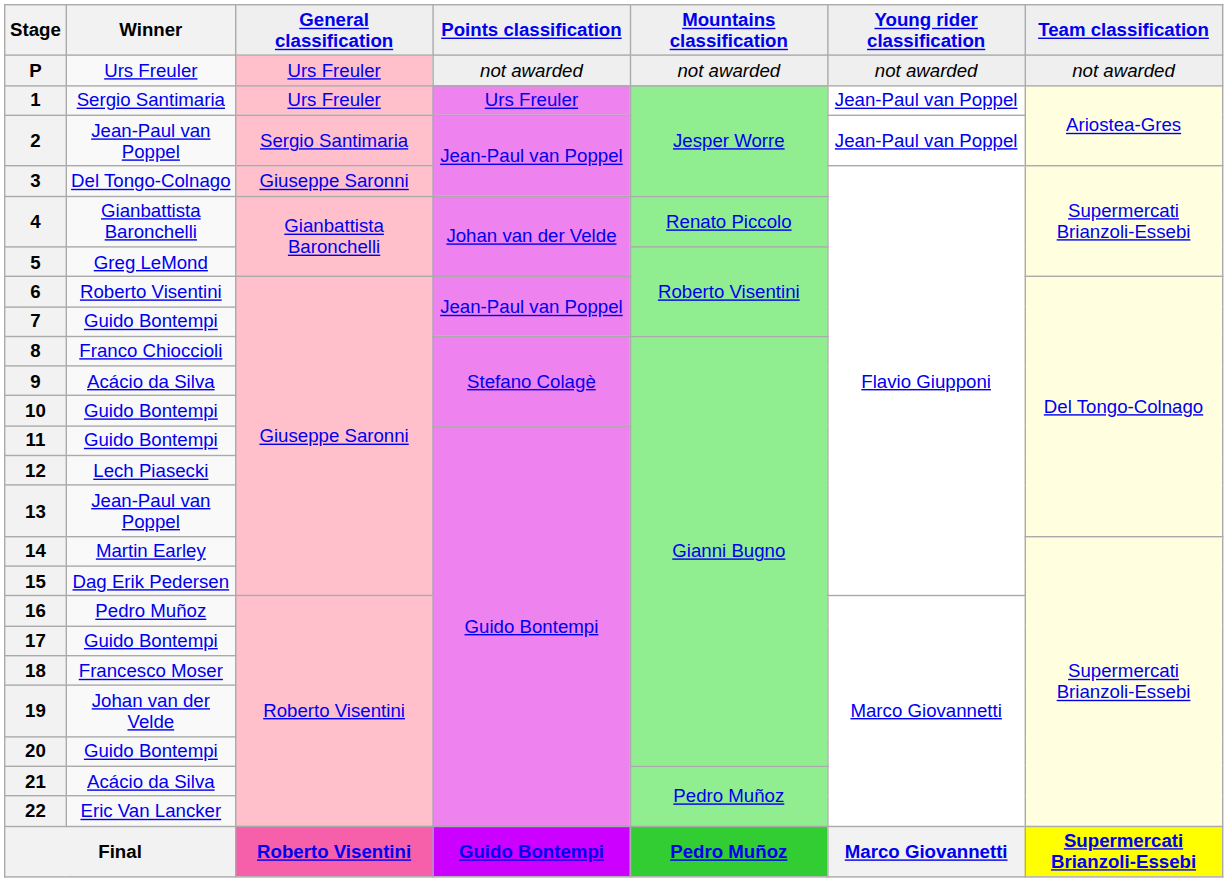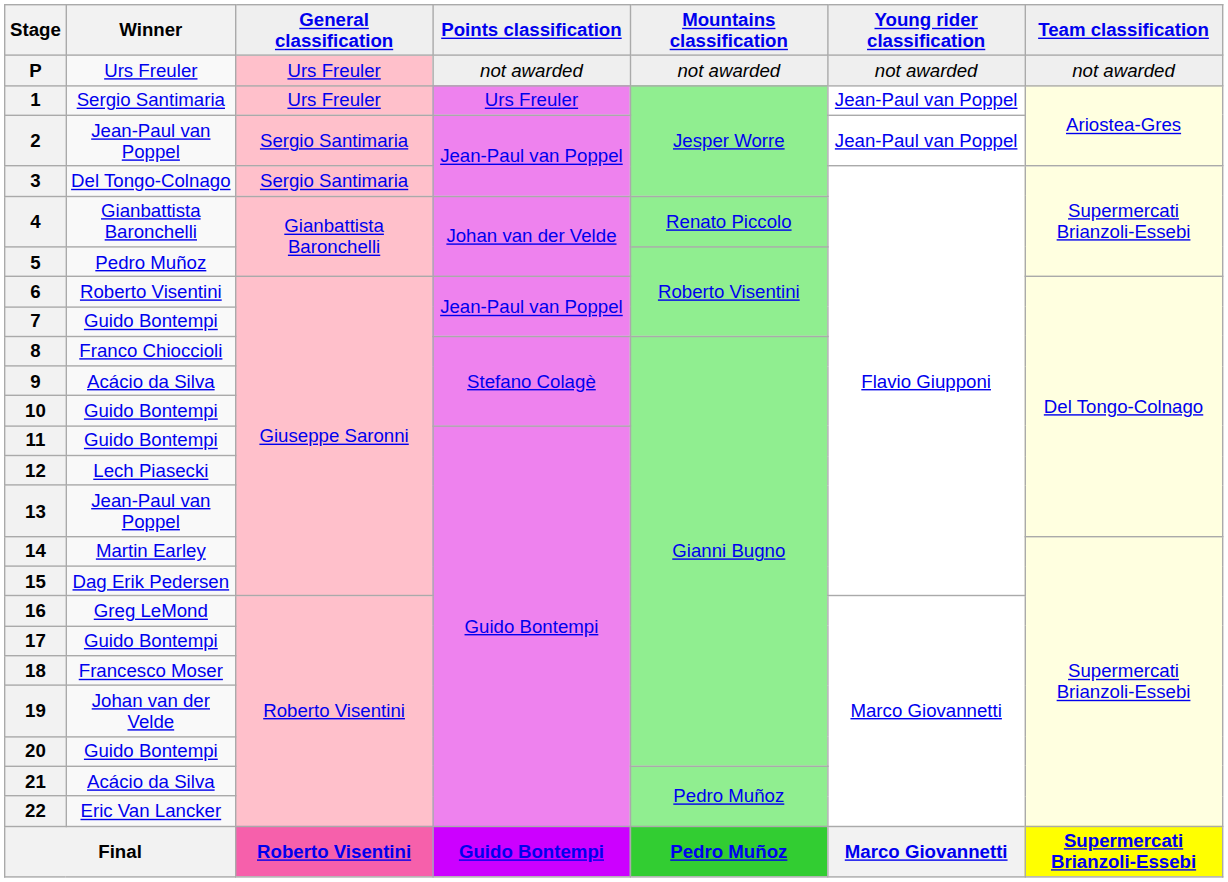(334, 181) Giuseppe Saronni -> (334, 181) Sergio Santimaria
(151, 262) Greg LeMond -> (151, 262) Pedro Muñoz
(151, 611) Pedro Muñoz -> (151, 611) Greg LeMond
